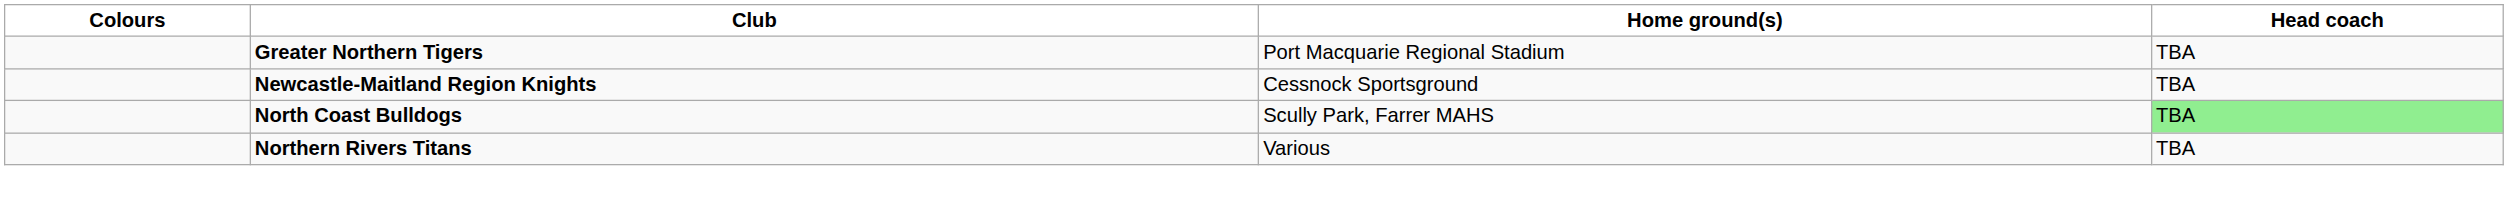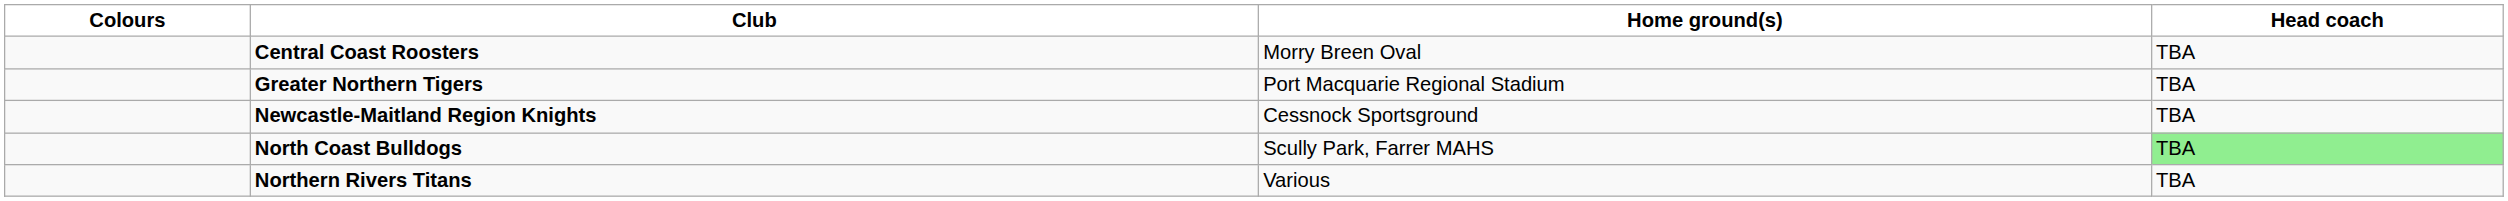+ row: (367, 52)
